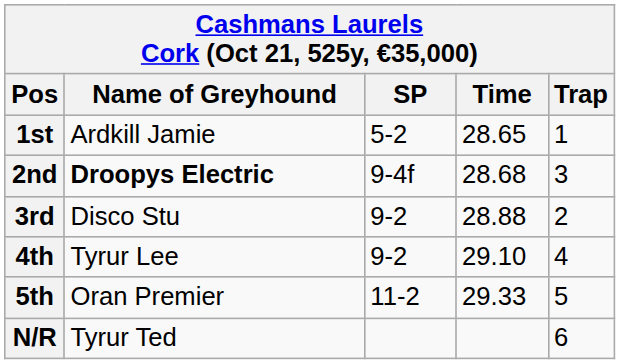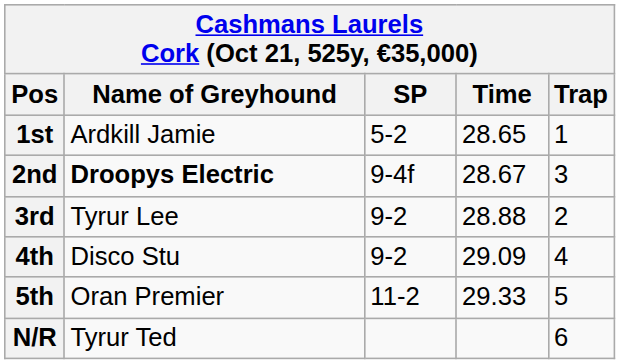(494, 175) 28.68 -> (494, 175) 28.67
(125, 216) Disco Stu -> (125, 216) Tyrur Lee
(125, 256) Tyrur Lee -> (125, 256) Disco Stu
(494, 256) 29.10 -> (494, 256) 29.09
